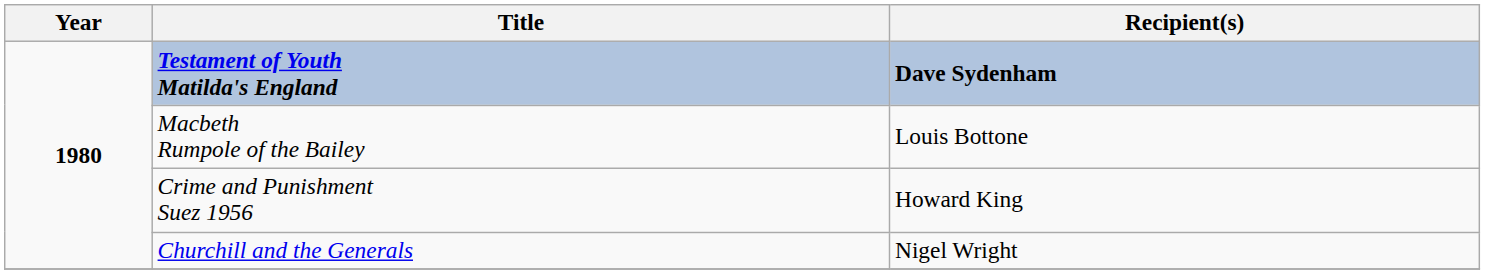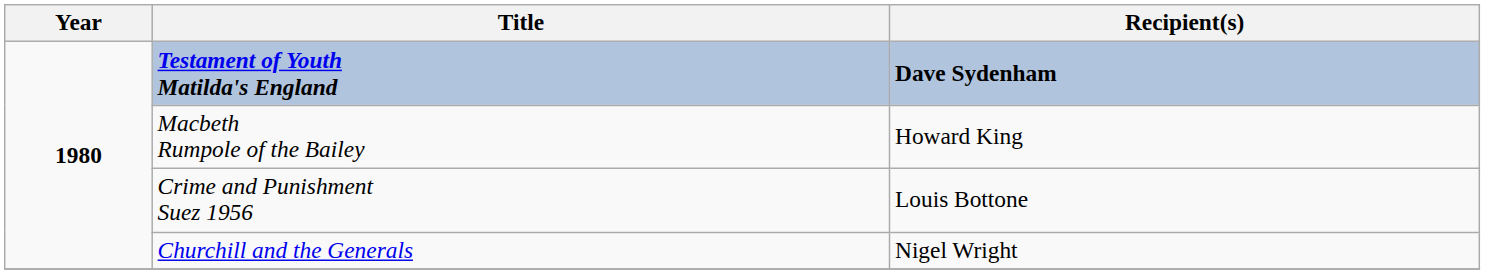(962, 136) Louis Bottone -> (959, 136) Howard King
(959, 199) Howard King -> (962, 199) Louis Bottone
